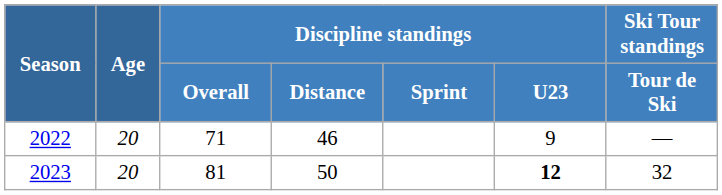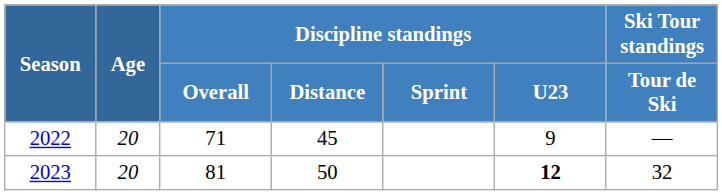(327, 138) 46 -> (327, 138) 45
